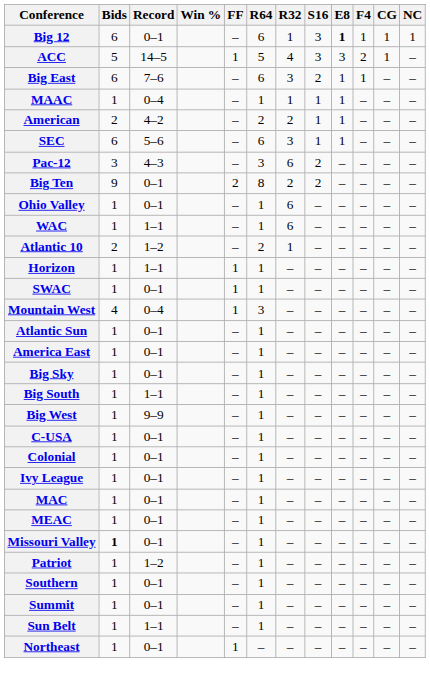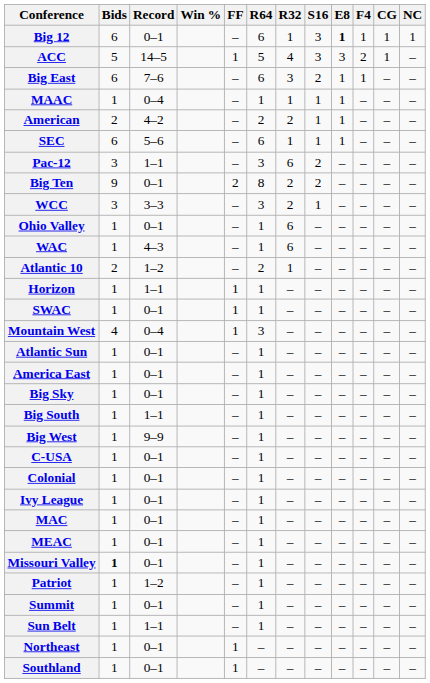(290, 141) 3 -> (290, 141) 1
(154, 162) 4–3 -> (154, 162) 1–1
+ row: (52, 204)
(154, 225) 1–1 -> (154, 246) 4–3
- row: (52, 583)
+ row: (52, 667)
